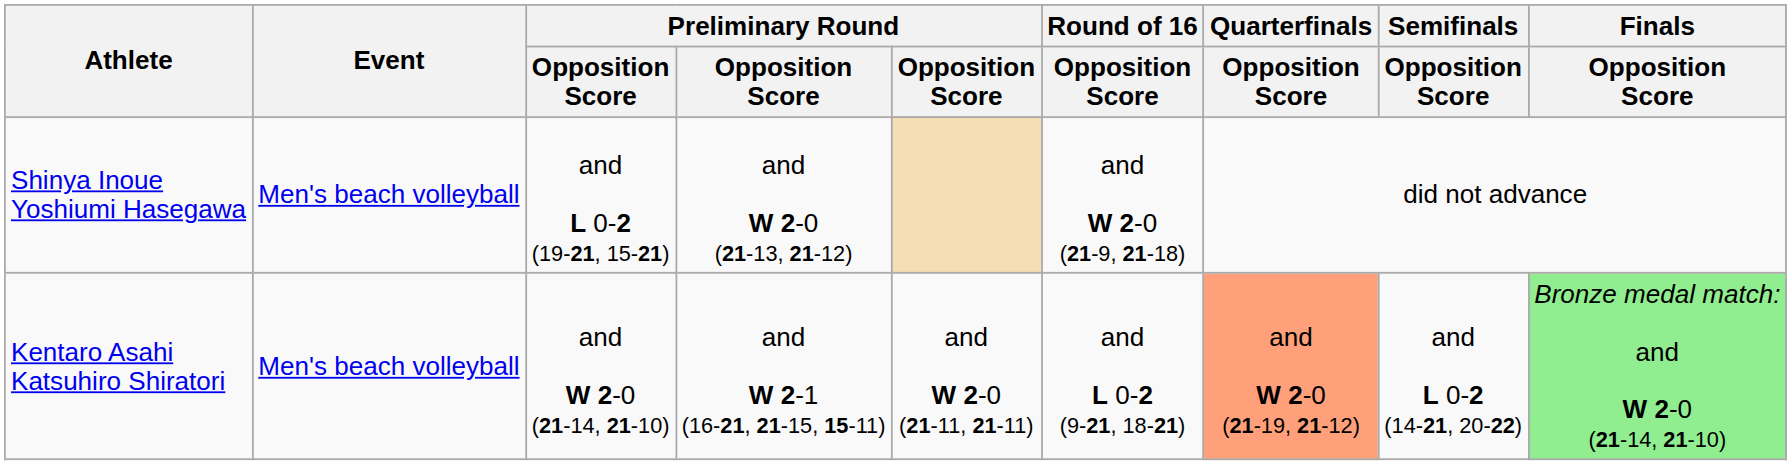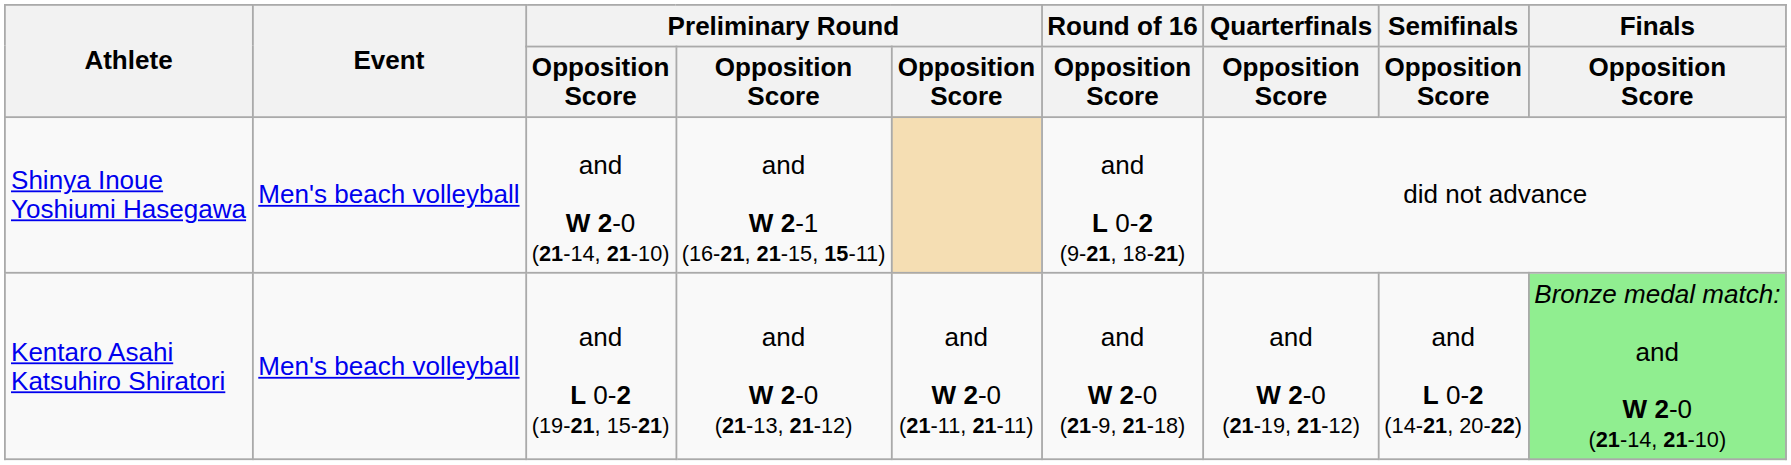(601, 210) and L 0-2 (19-21, 15-21) -> (601, 210) and W 2-0 (21-14, 21-10)
(784, 210) and W 2-0 (21-13, 21-12) -> (784, 210) and W 2-1 (16-21, 21-15, 15-11)
(1123, 210) and W 2-0 (21-9, 21-18) -> (1123, 210) and L 0-2 (9-21, 18-21)
(601, 381) and W 2-0 (21-14, 21-10) -> (601, 381) and L 0-2 (19-21, 15-21)
(784, 381) and W 2-1 (16-21, 21-15, 15-11) -> (784, 381) and W 2-0 (21-13, 21-12)
(1123, 381) and L 0-2 (9-21, 18-21) -> (1123, 381) and W 2-0 (21-9, 21-18)
(1291, 381) lightsalmon background -> (1291, 381) no background
